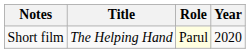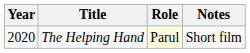columns swapped: (228, 15) <-> (36, 15)
